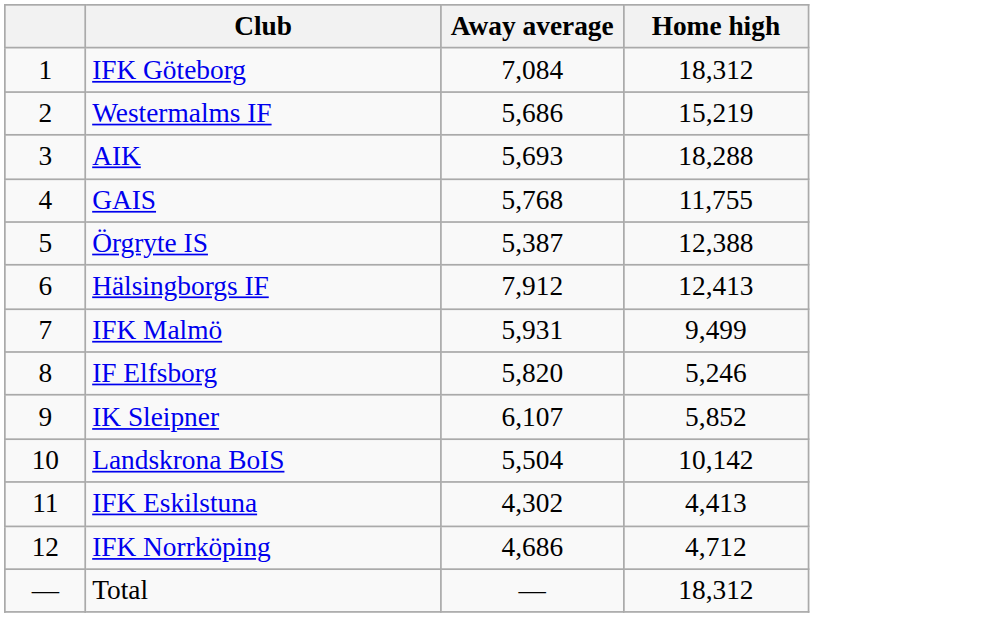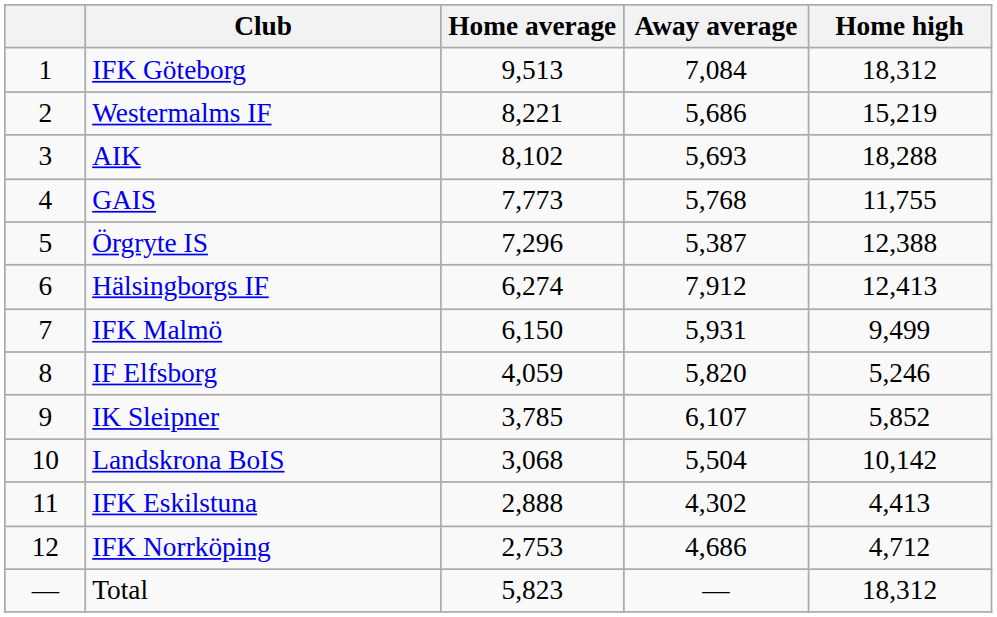+ column: (532, 26)
